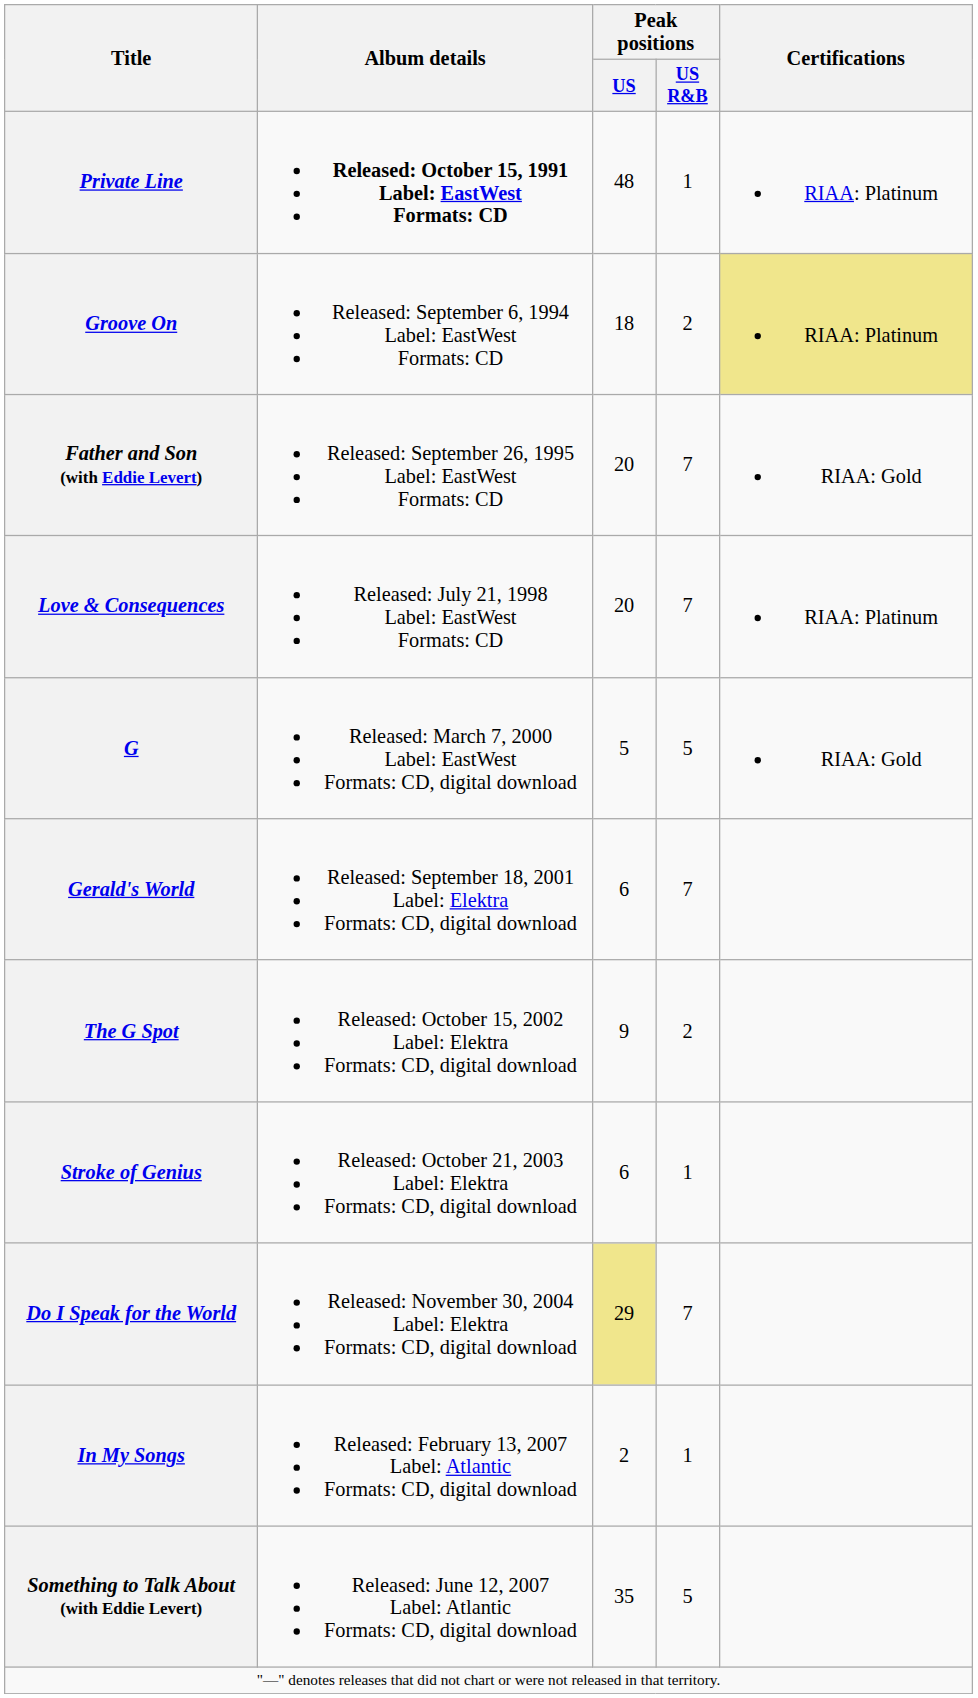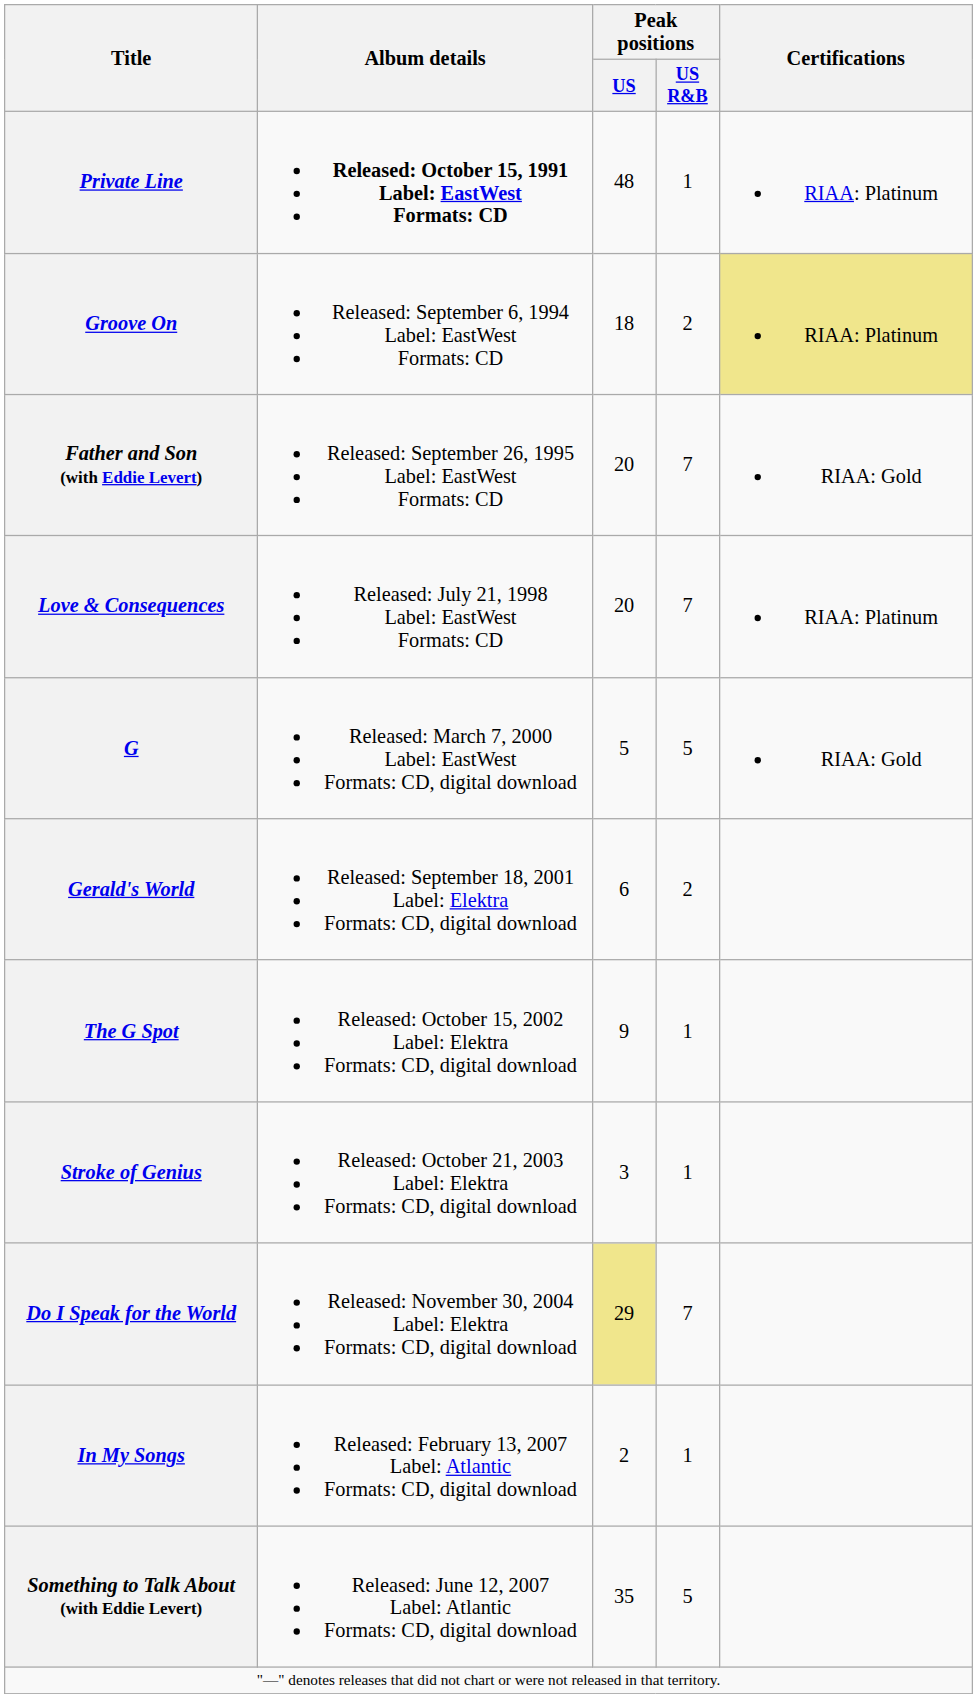(687, 889) 7 -> (687, 889) 2
(687, 1030) 2 -> (687, 1030) 1
(624, 1172) 6 -> (624, 1172) 3
